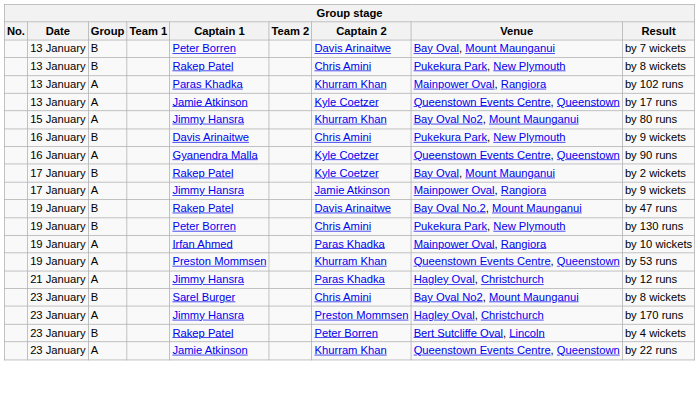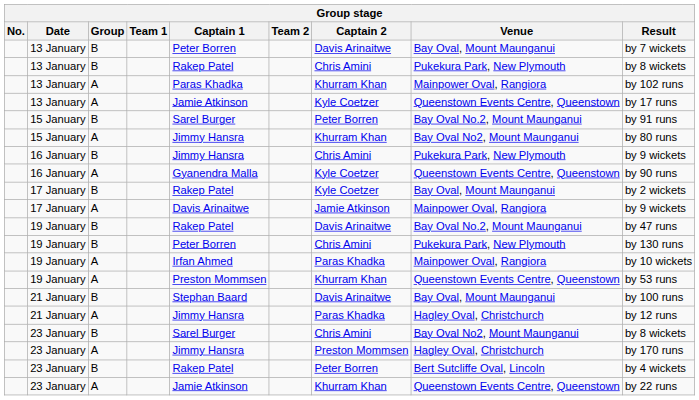+ row: (58, 119)
(211, 137) Davis Arinaitwe -> (208, 155) Jimmy Hansra
(208, 191) Jimmy Hansra -> (211, 208) Davis Arinaitwe
+ row: (58, 297)
